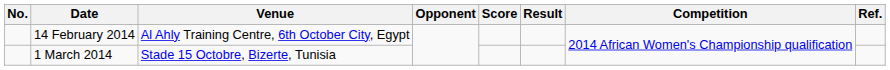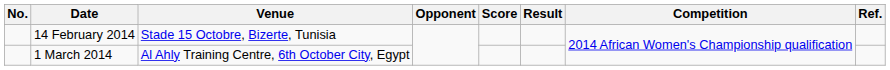(275, 34) Al Ahly Training Centre, 6th October City, Egypt -> (238, 34) Stade 15 Octobre, Bizerte, Tunisia
(238, 55) Stade 15 Octobre, Bizerte, Tunisia -> (275, 55) Al Ahly Training Centre, 6th October City, Egypt
